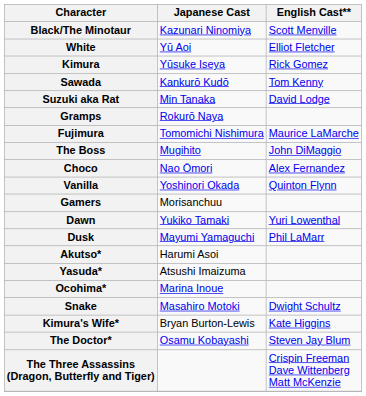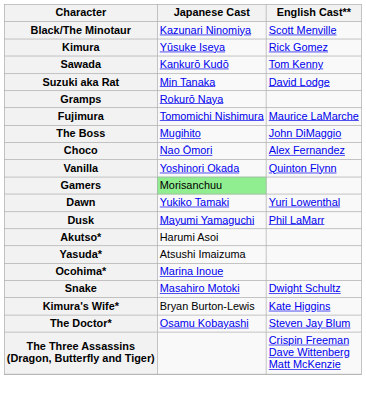- row: (81, 47)
(191, 202) no background -> (191, 185) lightgreen background
